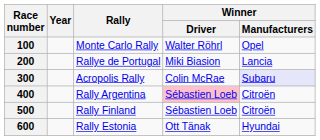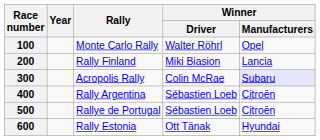(118, 62) Rallye de Portugal -> (106, 62) Rally Finland
(201, 95) pink background -> (201, 95) no background
(106, 111) Rally Finland -> (118, 111) Rallye de Portugal
